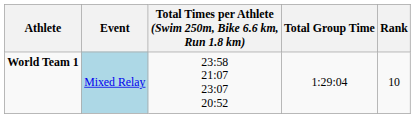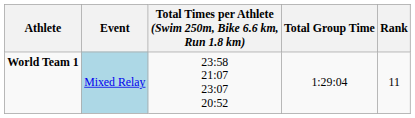(394, 82) 10 -> (394, 82) 11
